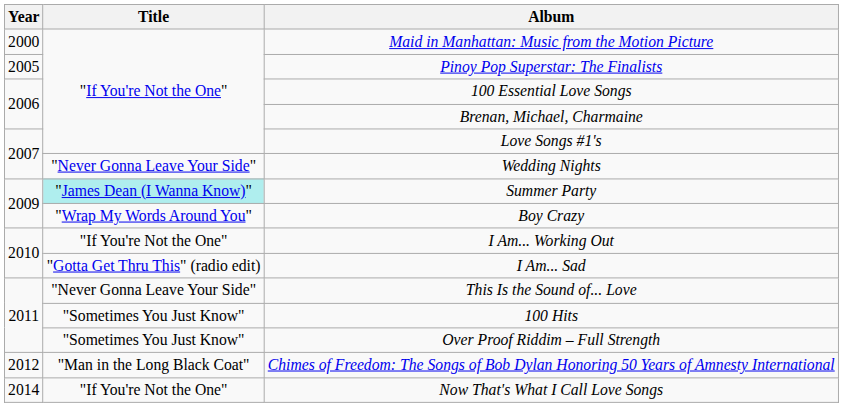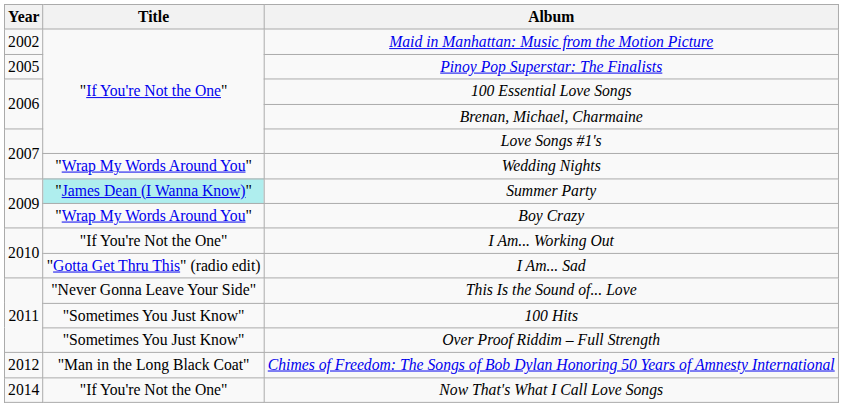(24, 41) 2000 -> (24, 41) 2002
(154, 166) "Never Gonna Leave Your Side" -> (154, 166) "Wrap My Words Around You"
